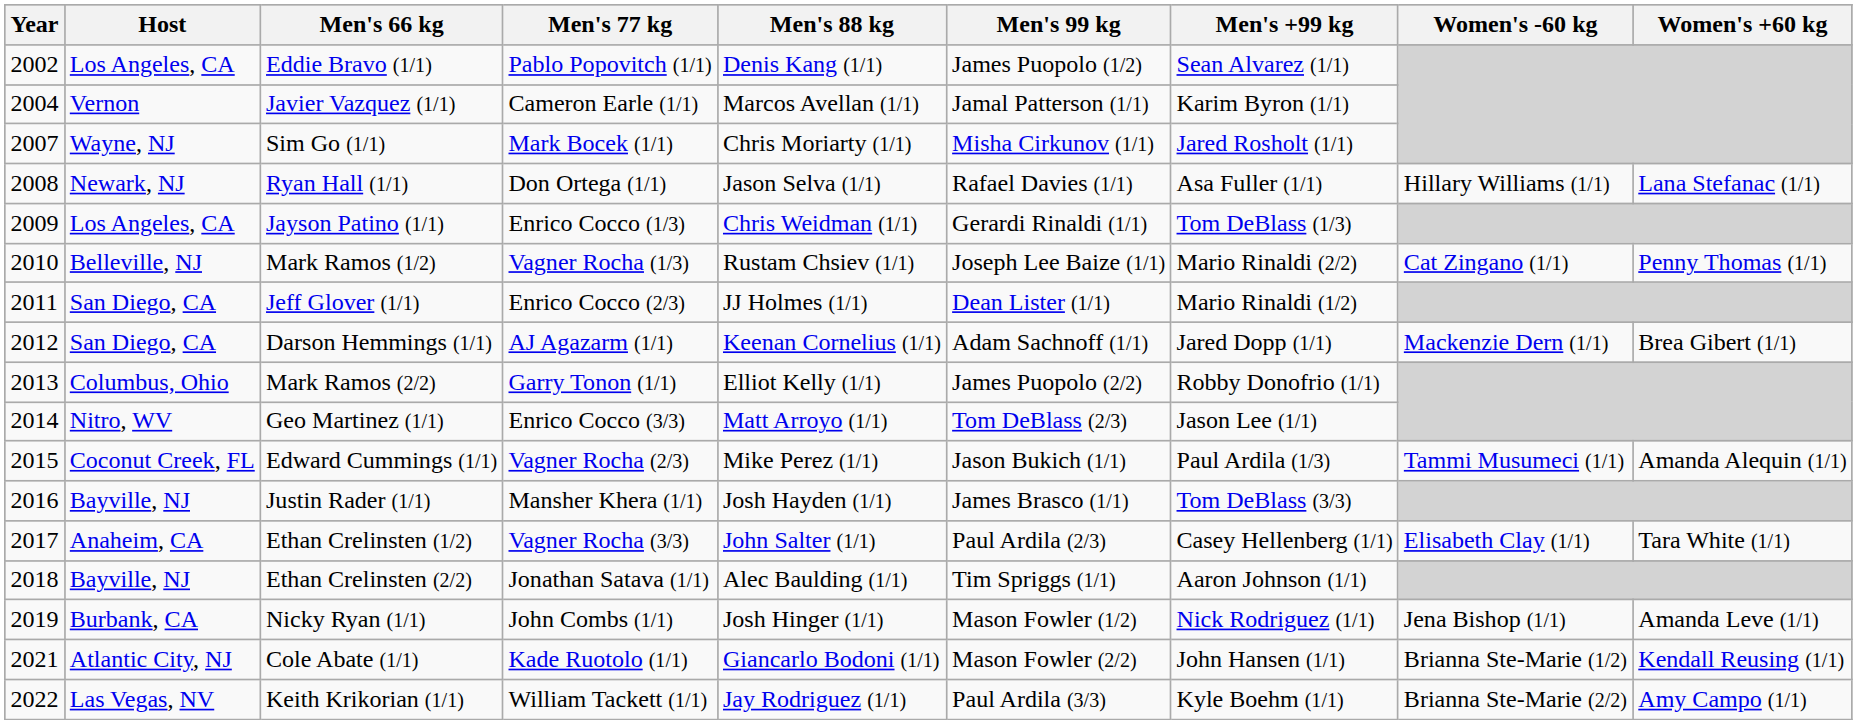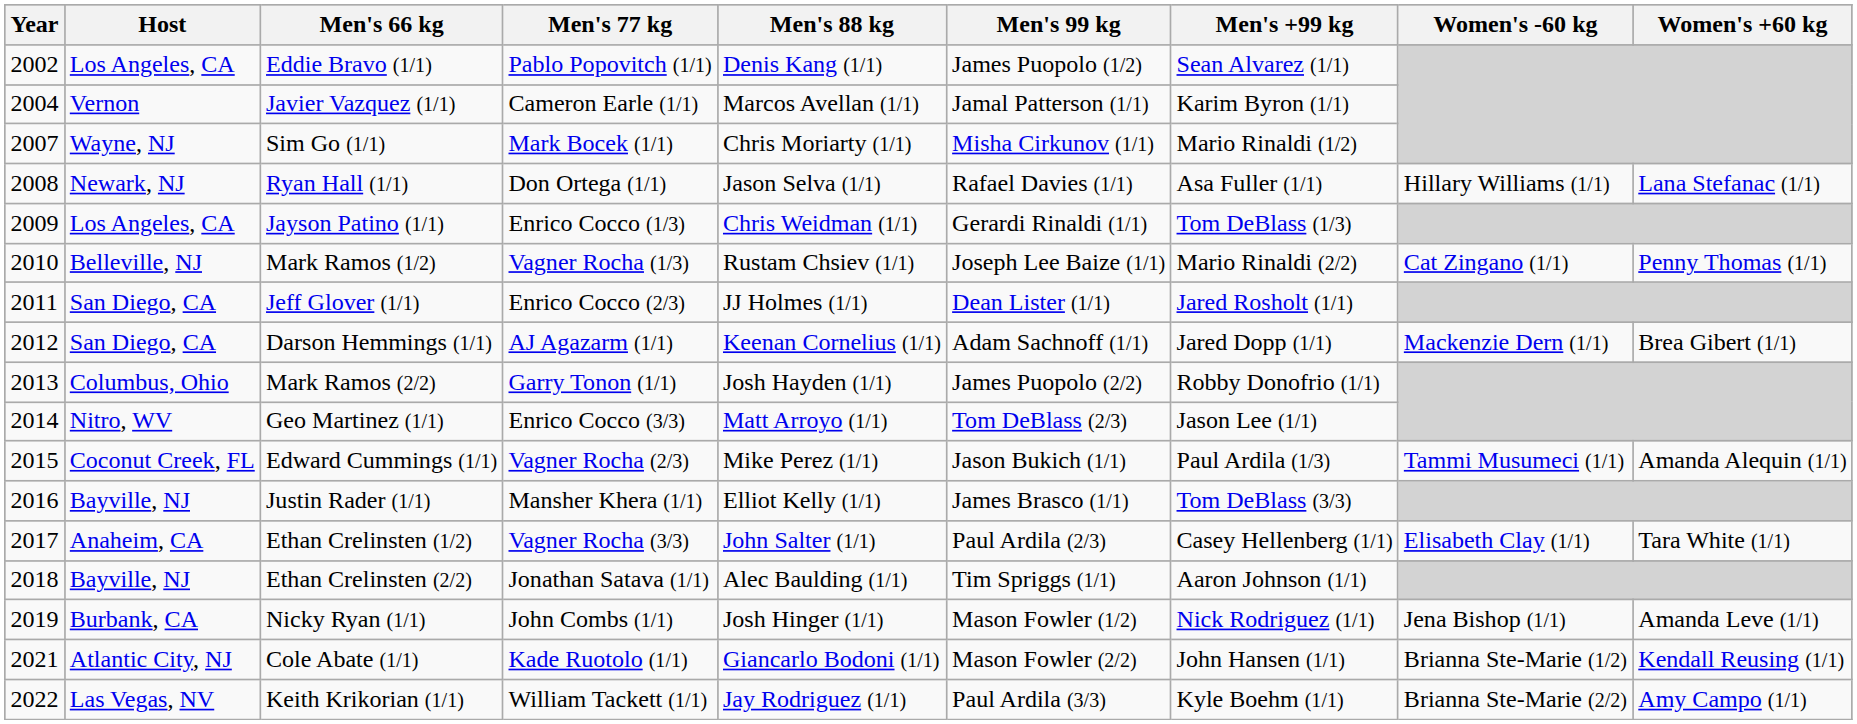(1265, 143) Jared Rosholt (1/1) -> (1267, 143) Mario Rinaldi (1/2)
(1267, 302) Mario Rinaldi (1/2) -> (1265, 302) Jared Rosholt (1/1)
(802, 381) Elliot Kelly (1/1) -> (807, 381) Josh Hayden (1/1)
(807, 500) Josh Hayden (1/1) -> (802, 500) Elliot Kelly (1/1)
